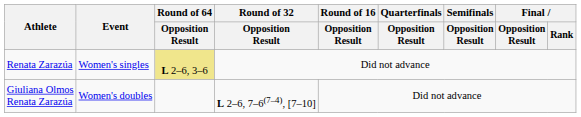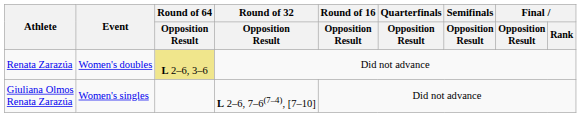(114, 65) Women's singles -> (115, 65) Women's doubles
(115, 96) Women's doubles -> (114, 96) Women's singles
